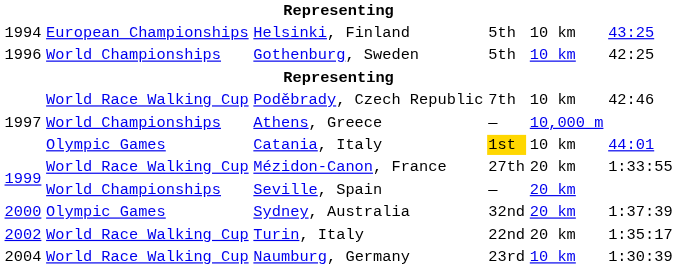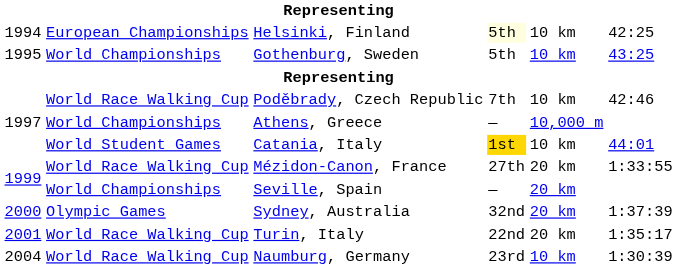(502, 33) no background -> (502, 33) lightyellow background
(631, 33) 43:25 -> (631, 33) 42:25
(23, 55) 1996 -> (23, 55) 1995
(631, 55) 42:25 -> (631, 55) 43:25
(106, 145) Olympic Games -> (134, 145) World Student Games
(23, 235) 2002 -> (23, 235) 2001
